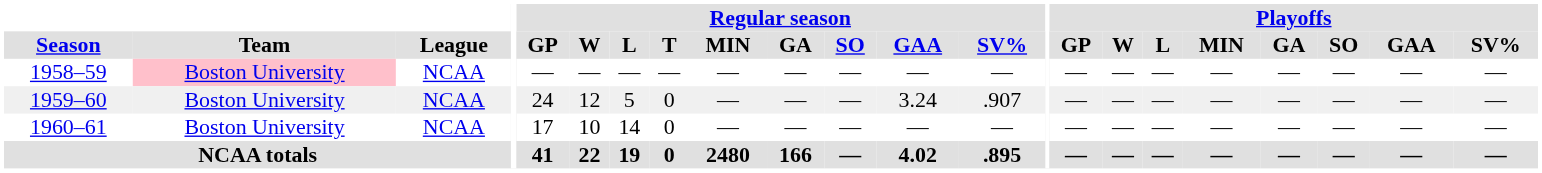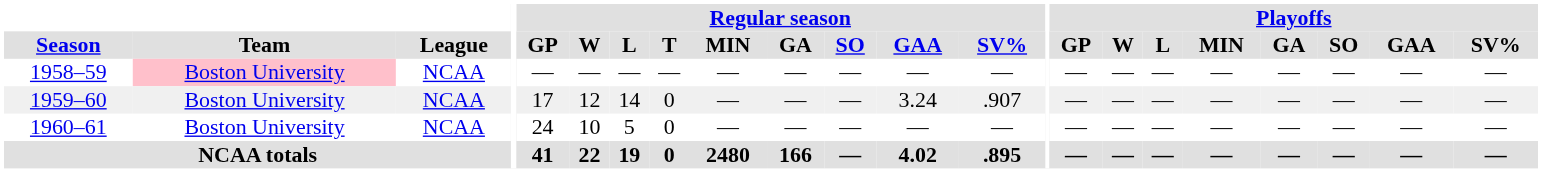(543, 99) 24 -> (543, 99) 17
(629, 99) 5 -> (629, 99) 14
(543, 127) 17 -> (543, 127) 24
(629, 127) 14 -> (629, 127) 5
